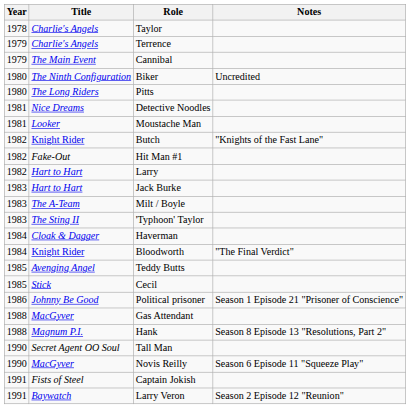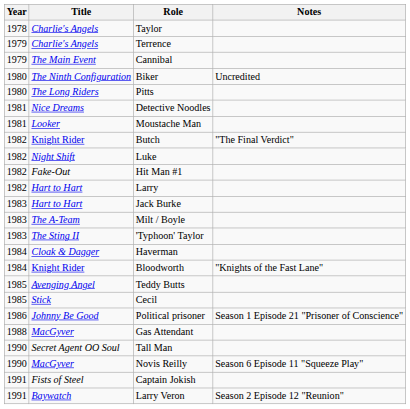(269, 140) "Knights of the Fast Lane" -> (254, 140) "The Final Verdict"
+ row: (146, 156)
(254, 252) "The Final Verdict" -> (269, 268) "Knights of the Fast Lane"
- row: (147, 332)
